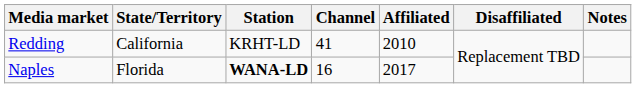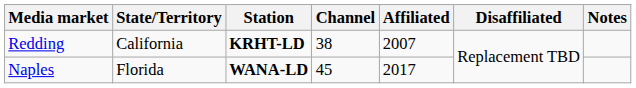(265, 43) normal -> (267, 43) bold
(324, 43) 41 -> (324, 43) 38
(399, 43) 2010 -> (399, 43) 2007
(324, 69) 16 -> (324, 69) 45
